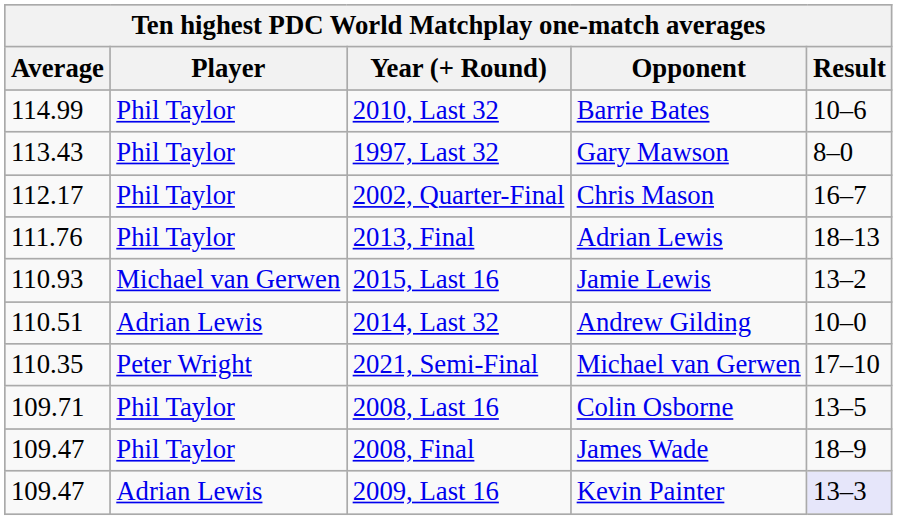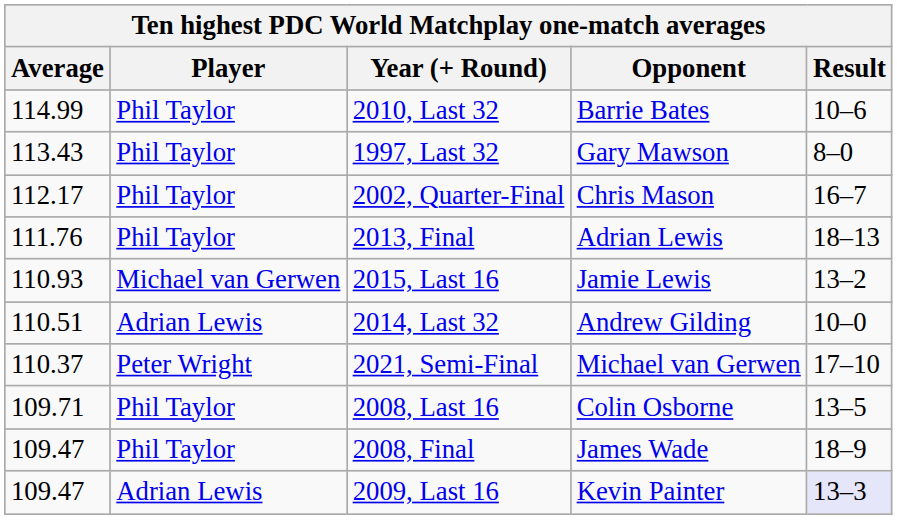(47, 364) 110.35 -> (47, 364) 110.37
